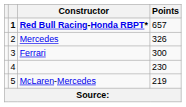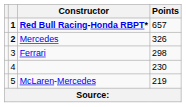(13, 39) normal -> (13, 39) bold
(159, 53) 300 -> (159, 53) 298
